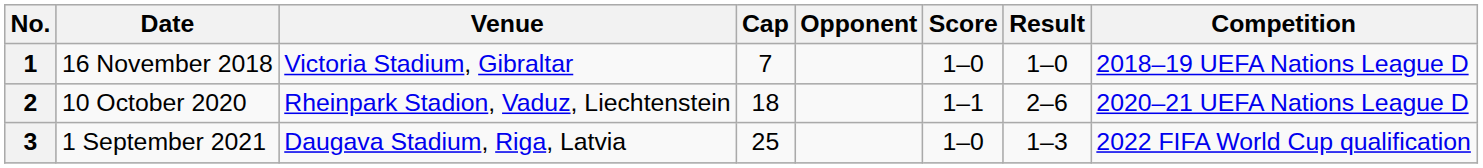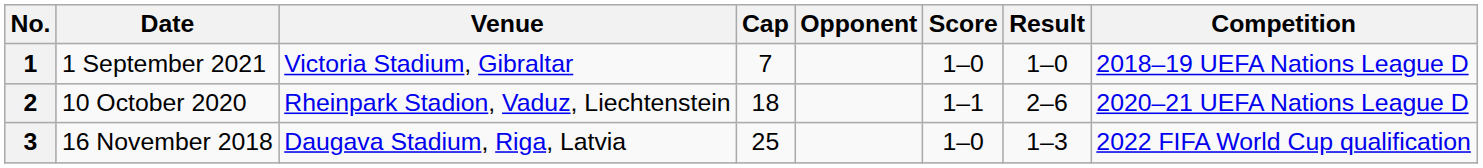(167, 63) 16 November 2018 -> (164, 63) 1 September 2021
(164, 142) 1 September 2021 -> (167, 142) 16 November 2018
